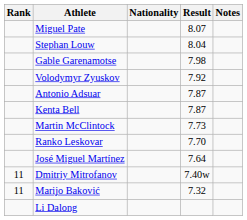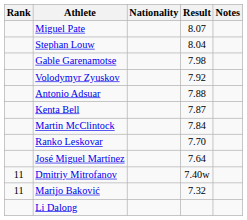(197, 93) 7.87 -> (197, 93) 7.88
(197, 126) 7.73 -> (197, 126) 7.84
